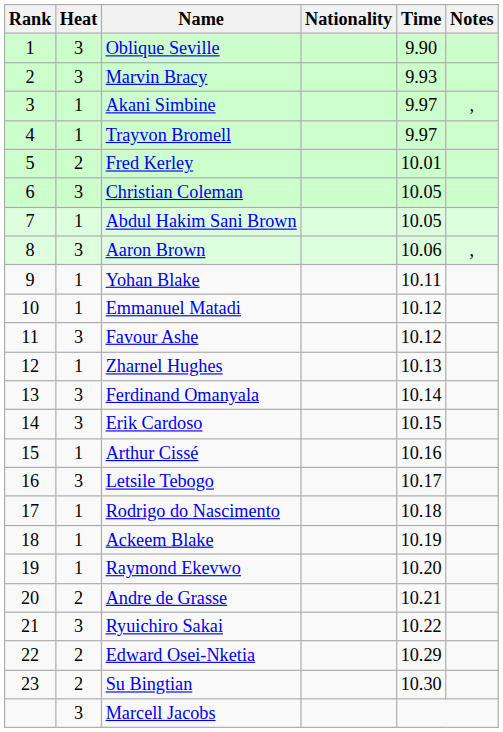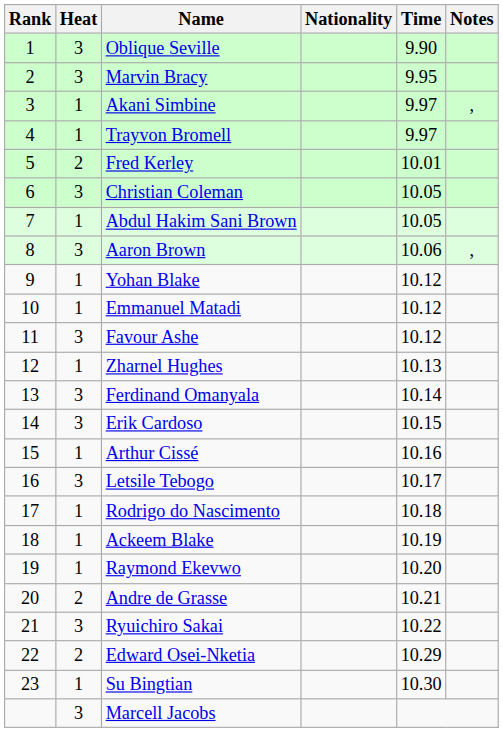(421, 76) 9.93 -> (421, 76) 9.95
(421, 279) 10.11 -> (421, 279) 10.12
(79, 684) 2 -> (79, 684) 1
